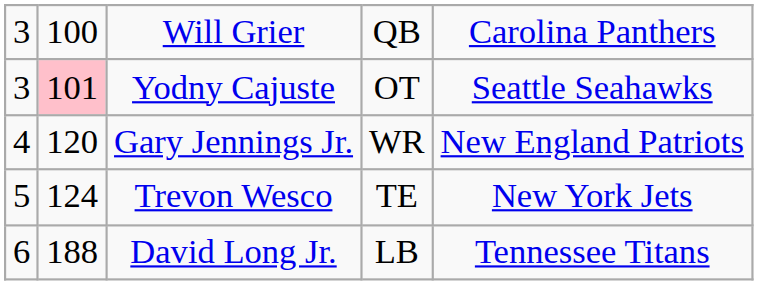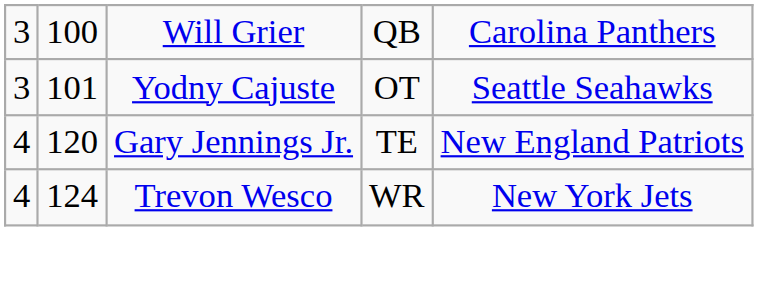(72, 86) pink background -> (72, 86) no background
(397, 141) WR -> (397, 141) TE
(22, 196) 5 -> (22, 196) 4
(397, 196) TE -> (397, 196) WR
- row: (234, 251)
